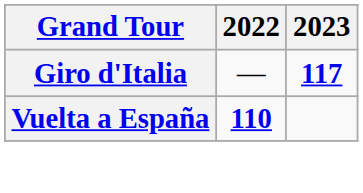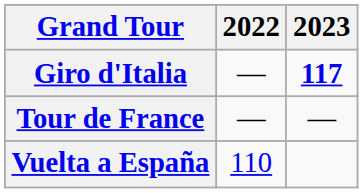+ row: (110, 118)
(251, 118) bold -> (251, 163) normal
